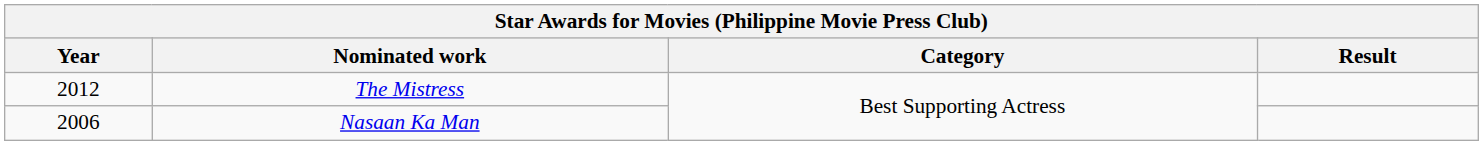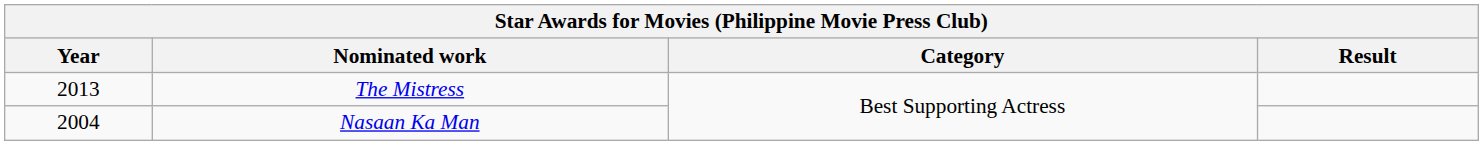(78, 88) 2012 -> (78, 88) 2013
(78, 122) 2006 -> (78, 122) 2004
